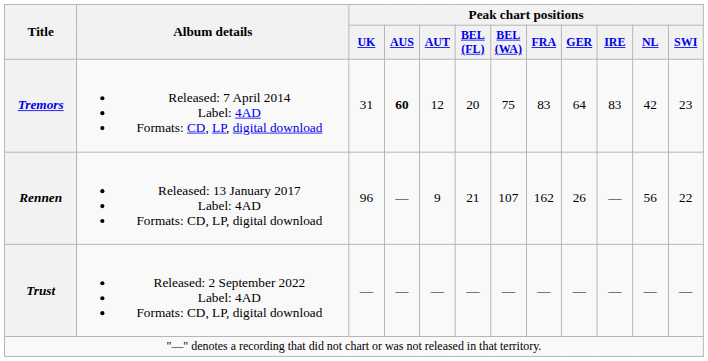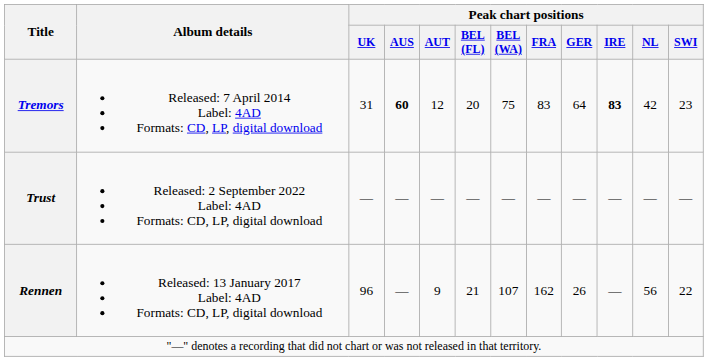(615, 105) normal -> (615, 105) bold
rows swapped: (41, 198) <-> (41, 290)
